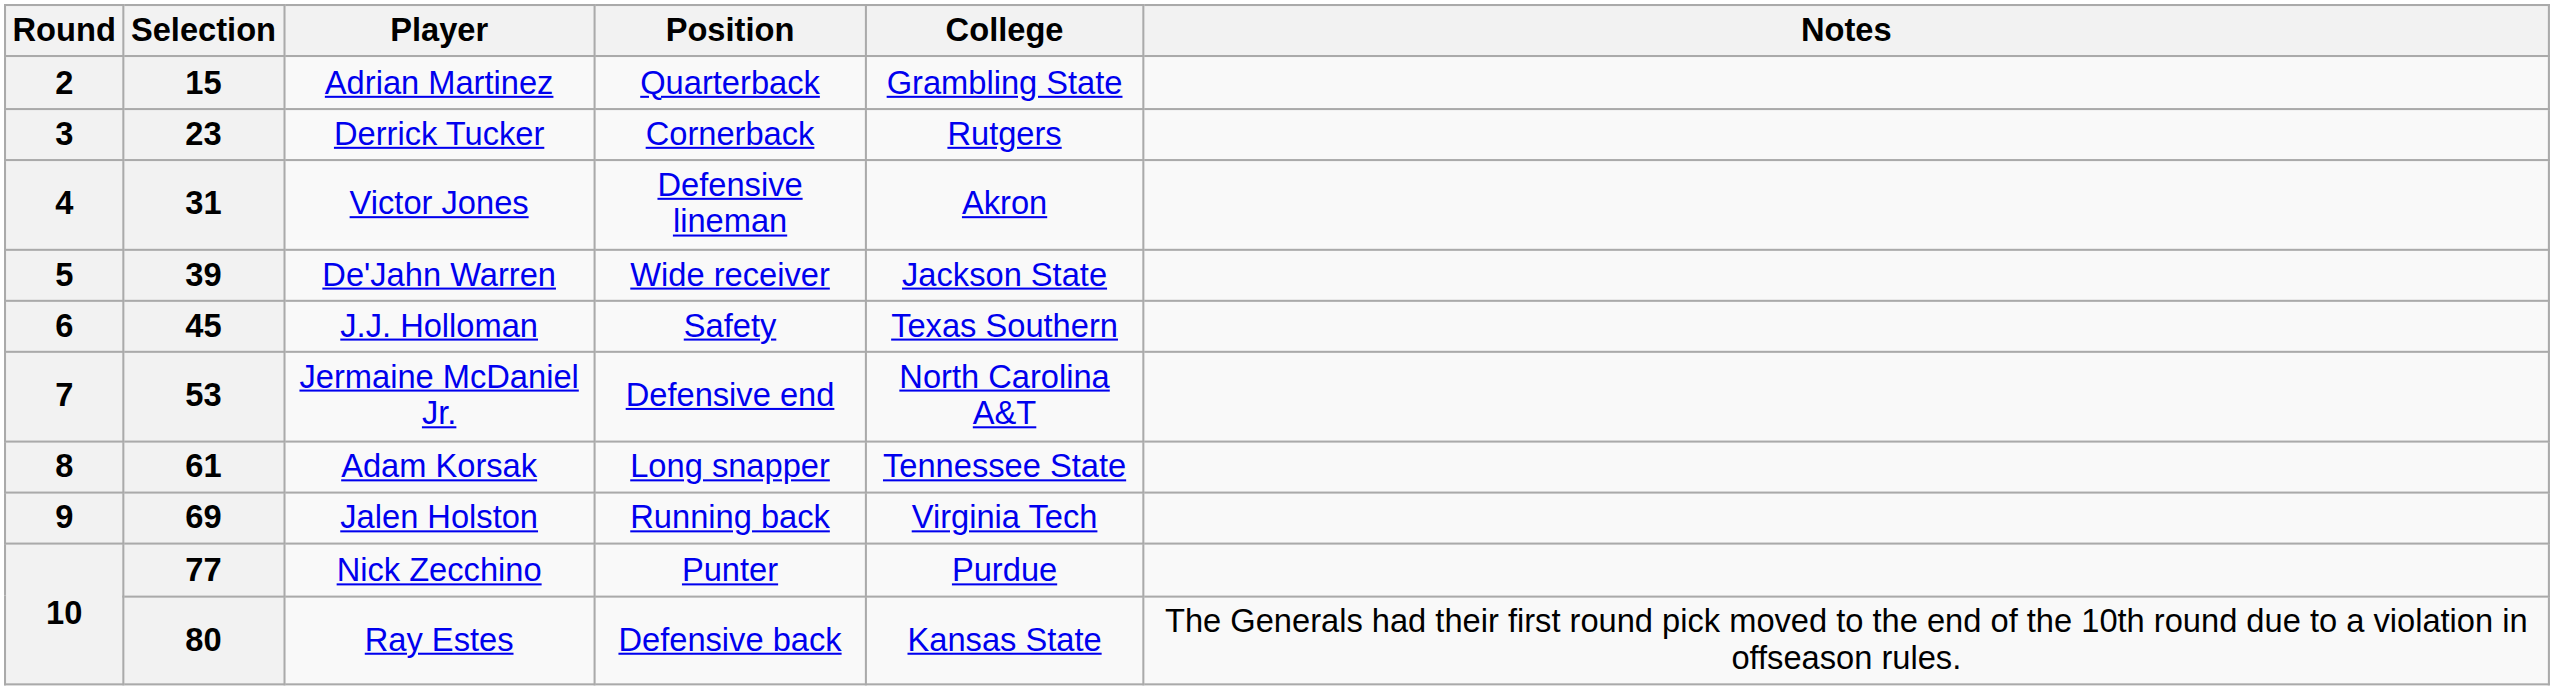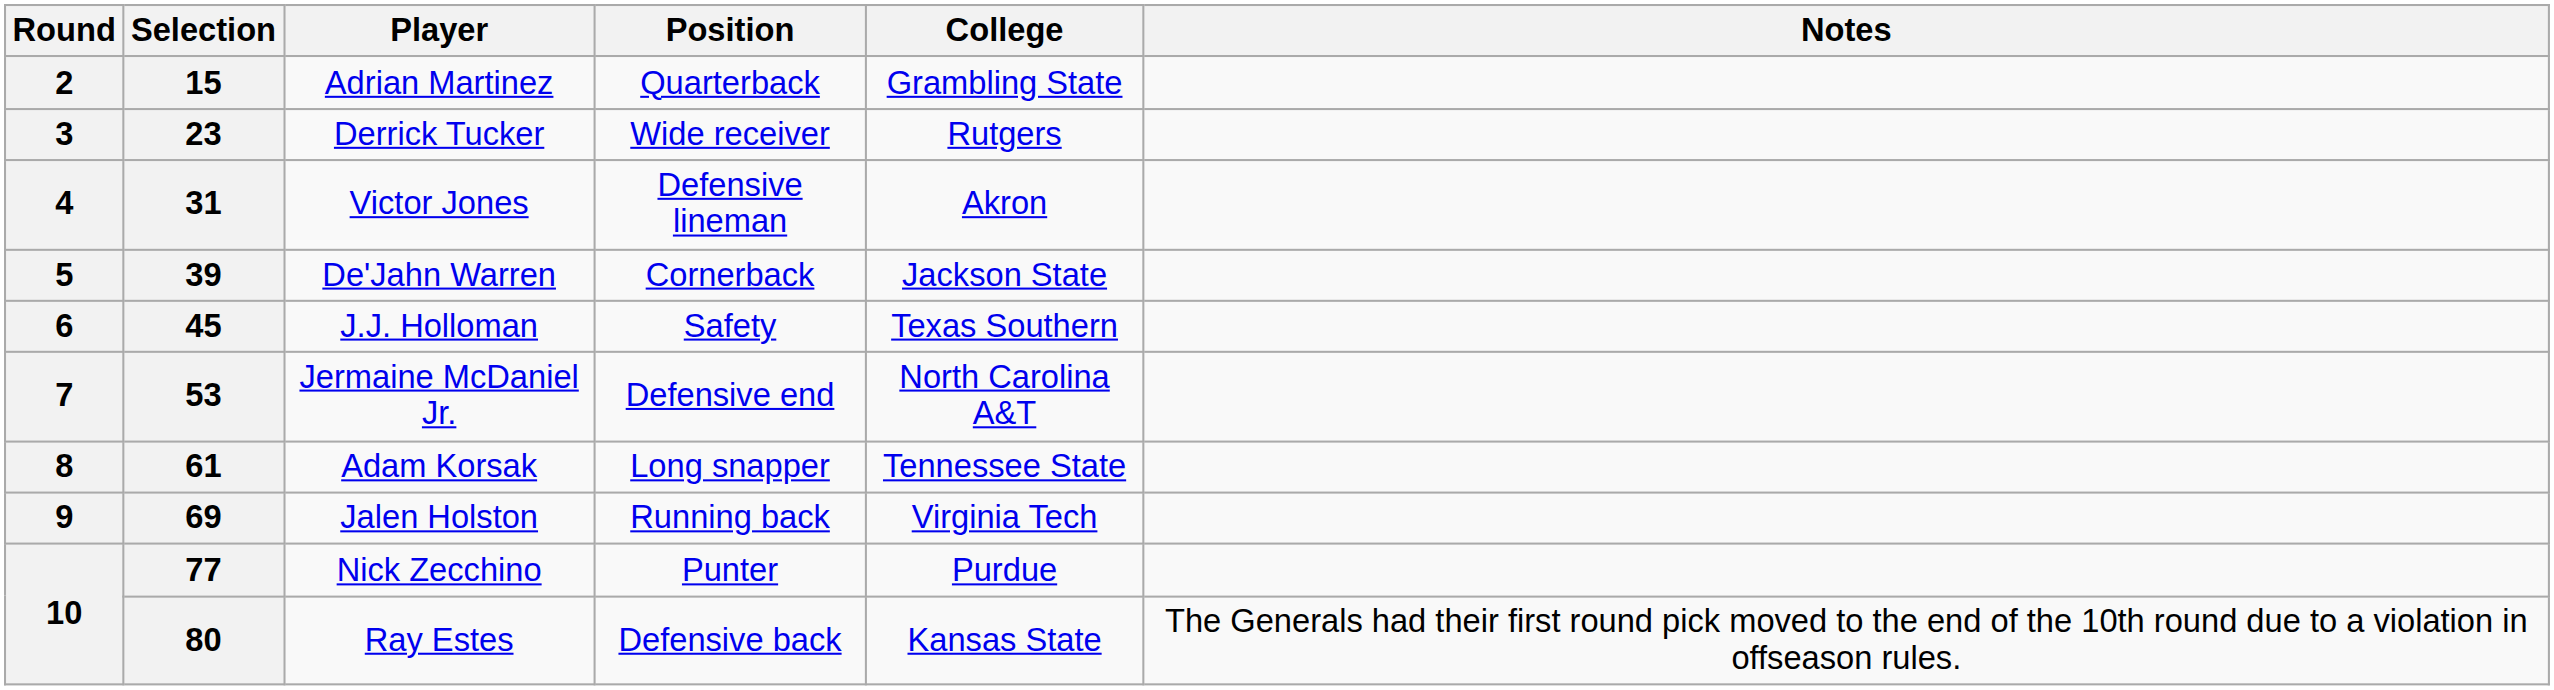(730, 133) Cornerback -> (730, 133) Wide receiver
(730, 274) Wide receiver -> (730, 274) Cornerback
